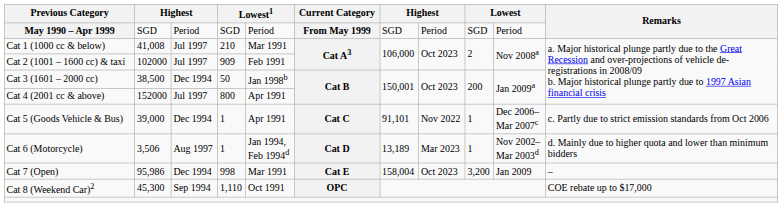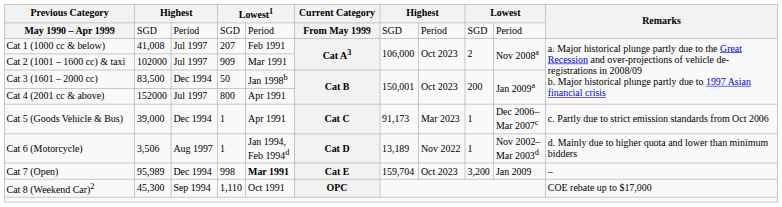(227, 46) 210 -> (227, 46) 207
(267, 46) Mar 1991 -> (267, 46) Feb 1991
(267, 62) Feb 1991 -> (267, 62) Mar 1991
(151, 79) 38,500 -> (151, 79) 83,500
(396, 119) 91,101 -> (396, 119) 91,173
(441, 119) Nov 2022 -> (440, 119) Mar 2023
(440, 148) Mar 2023 -> (441, 148) Nov 2022
(151, 171) 95,986 -> (151, 171) 95,989
(267, 171) normal -> (268, 171) bold
(398, 171) 158,004 -> (398, 171) 159,704
